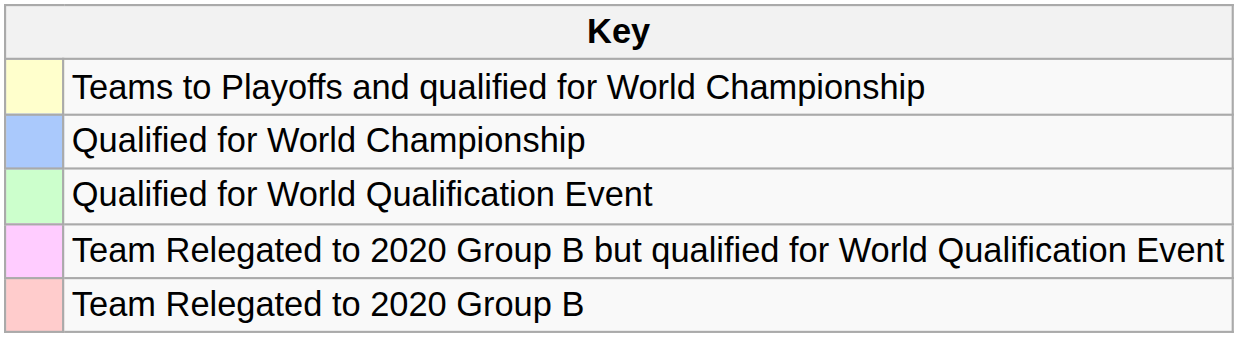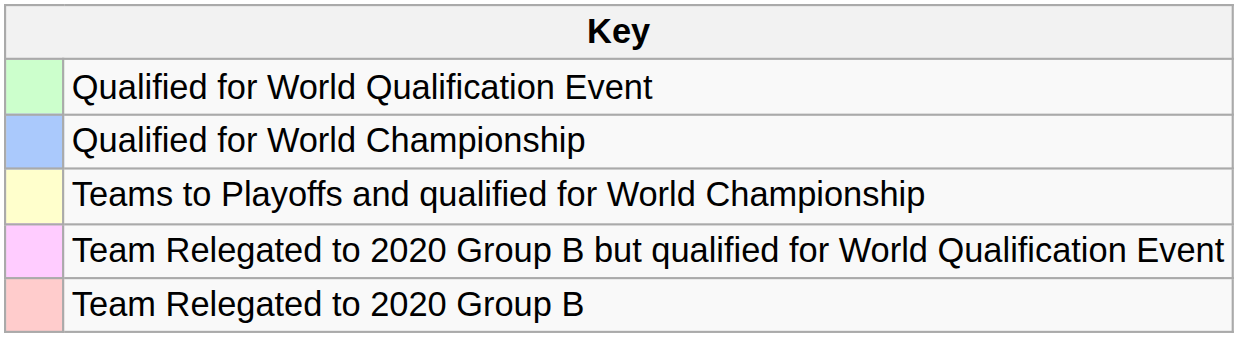rows swapped: (499, 86) <-> (362, 195)
